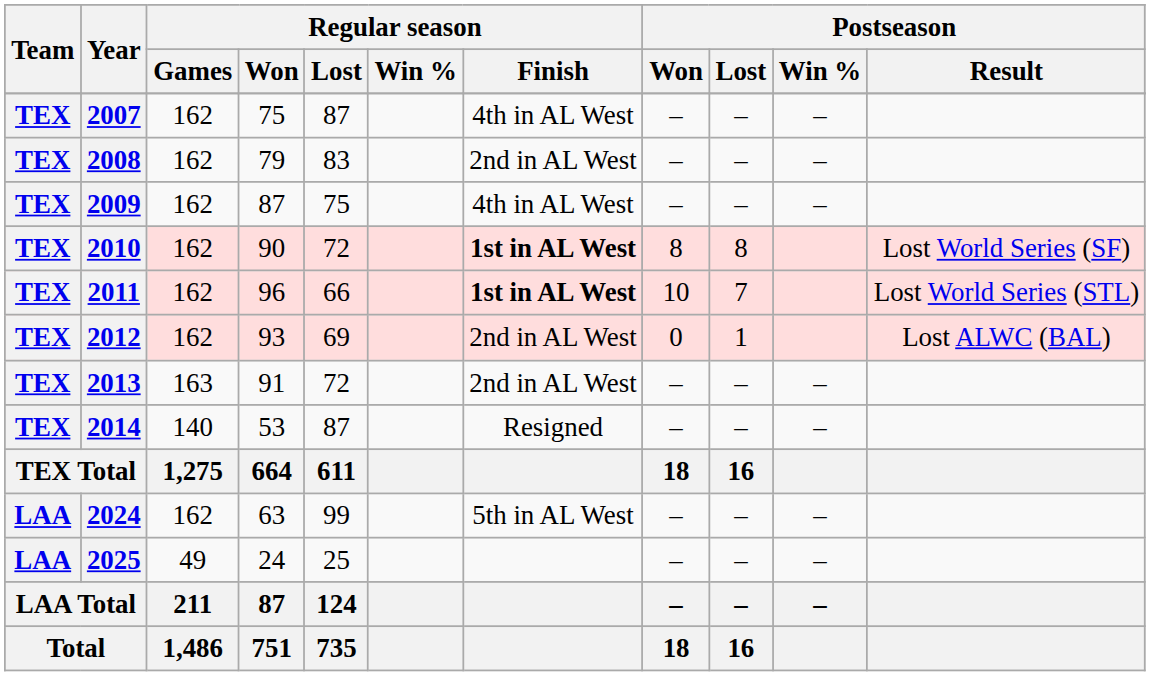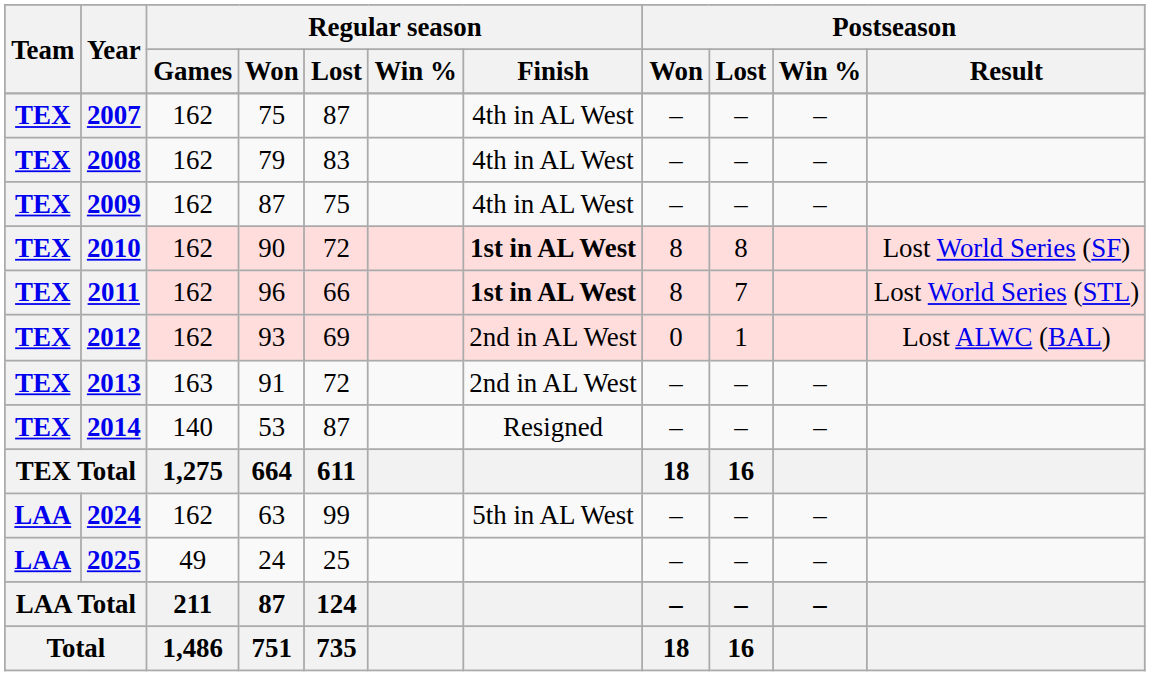(553, 159) 2nd in AL West -> (553, 159) 4th in AL West
(676, 293) 10 -> (676, 293) 8
